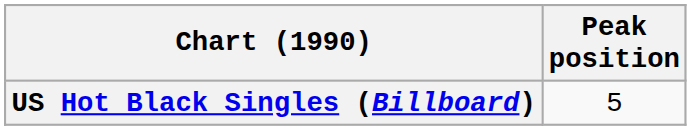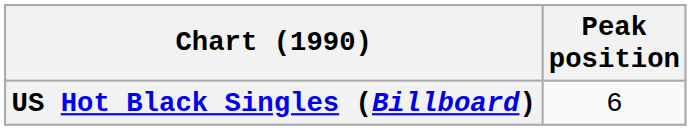(614, 103) 5 -> (614, 103) 6
